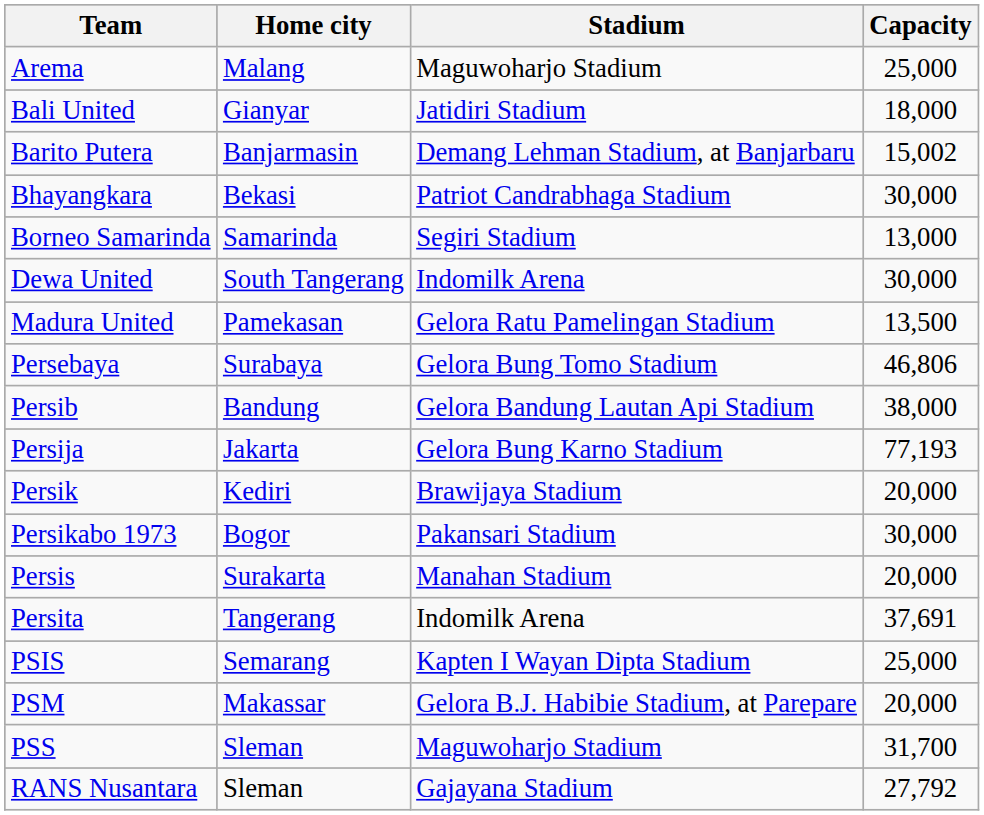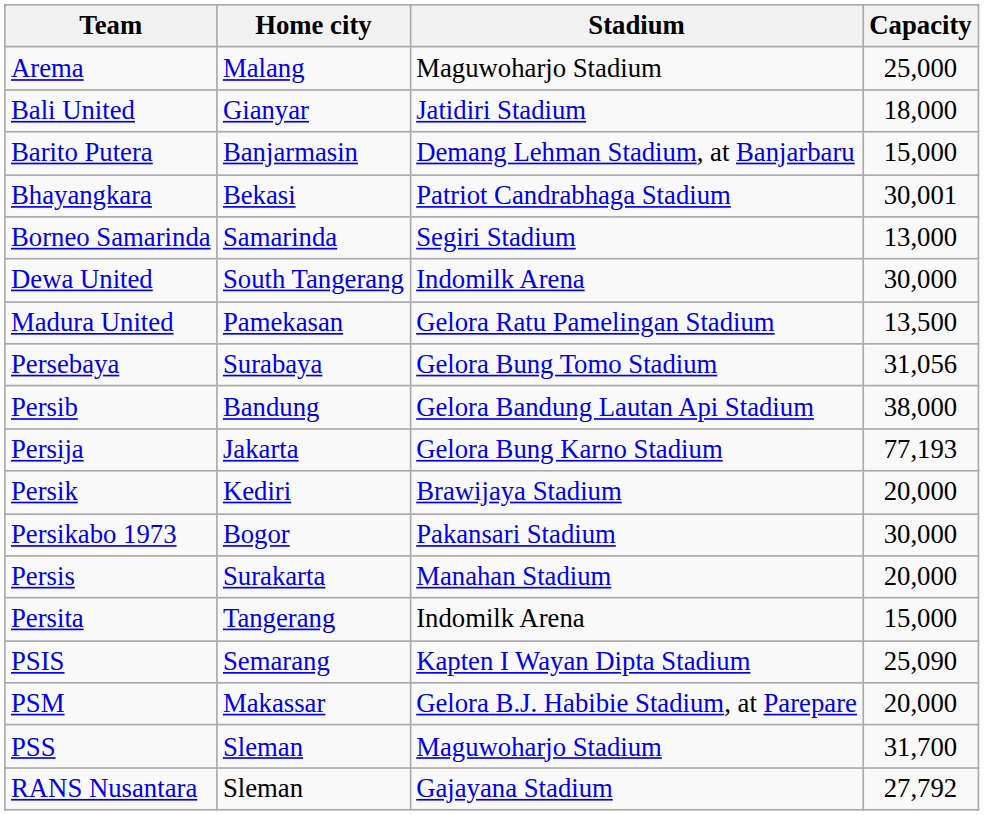(920, 152) 15,002 -> (920, 152) 15,000
(920, 195) 30,000 -> (920, 195) 30,001
(920, 364) 46,806 -> (920, 364) 31,056
(920, 618) 37,691 -> (920, 618) 15,000
(920, 661) 25,000 -> (920, 661) 25,090
